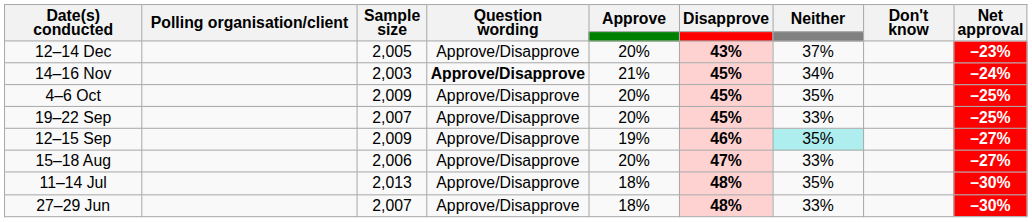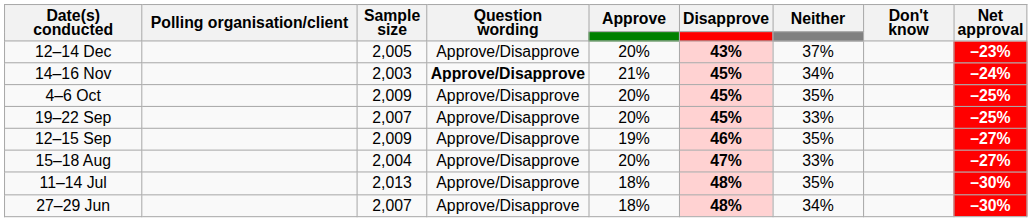(818, 139) paleturquoise background -> (818, 139) no background
(392, 161) 2,006 -> (392, 161) 2,004
(818, 205) 33% -> (818, 205) 34%
